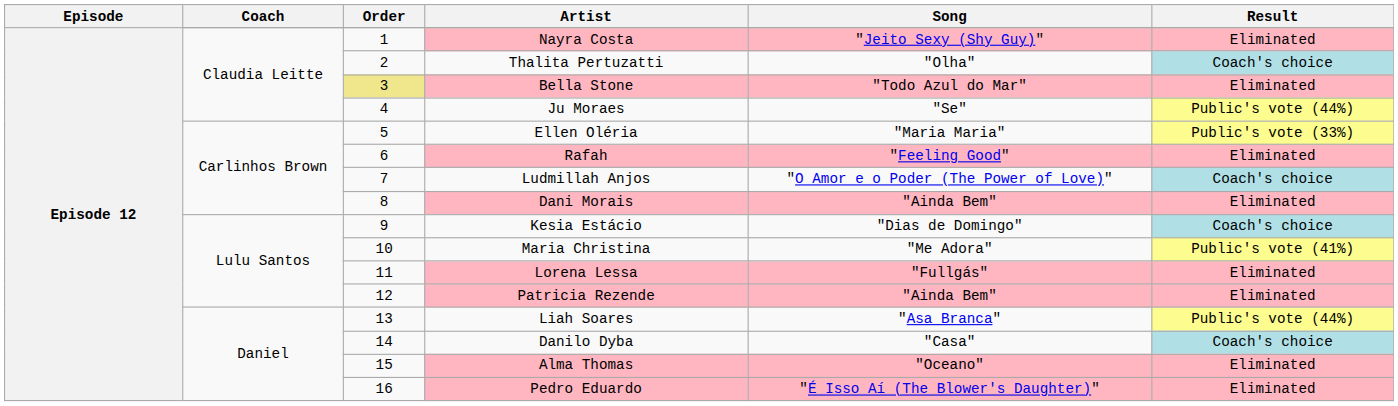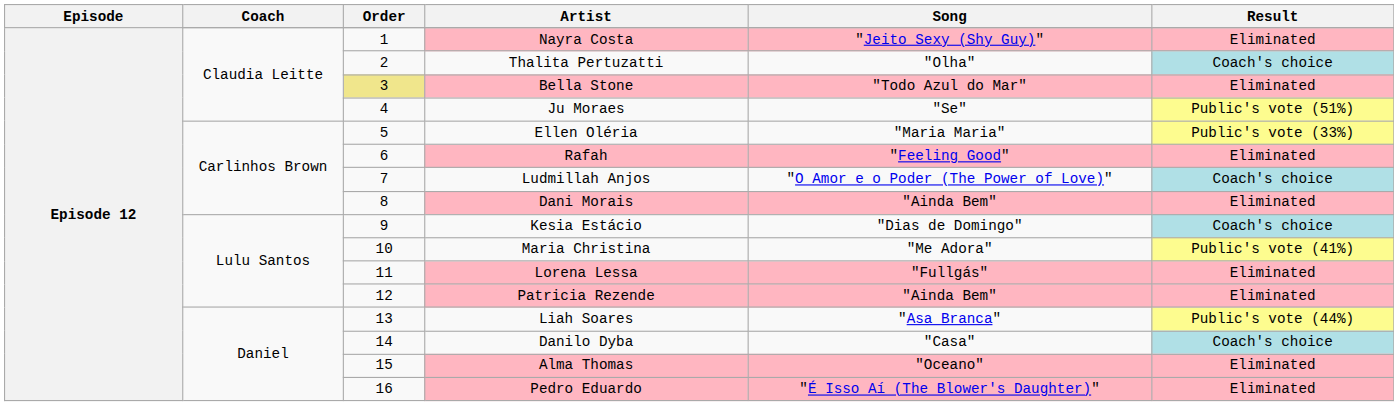(1273, 109) Public's vote (44%) -> (1273, 109) Public's vote (51%)
